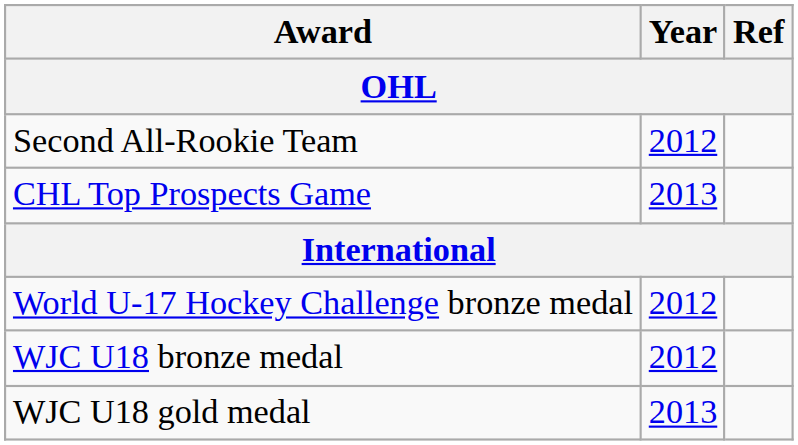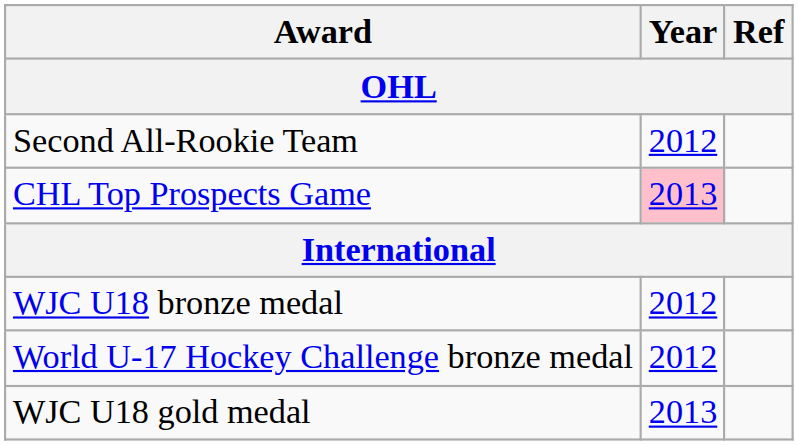(683, 194) no background -> (683, 194) pink background
rows swapped: (323, 303) <-> (178, 357)
